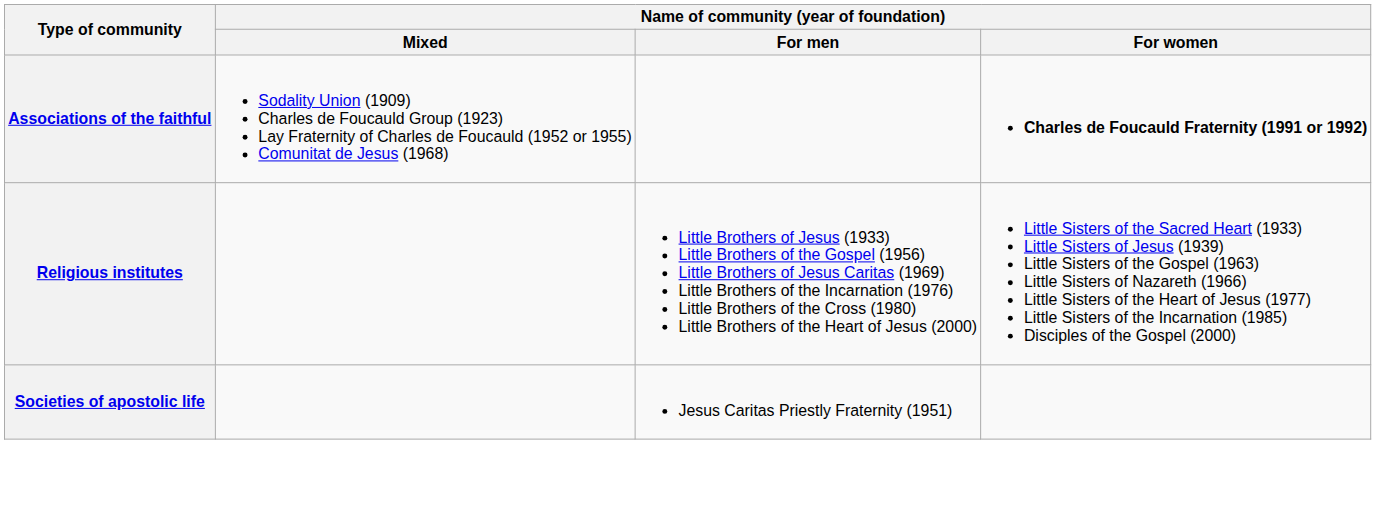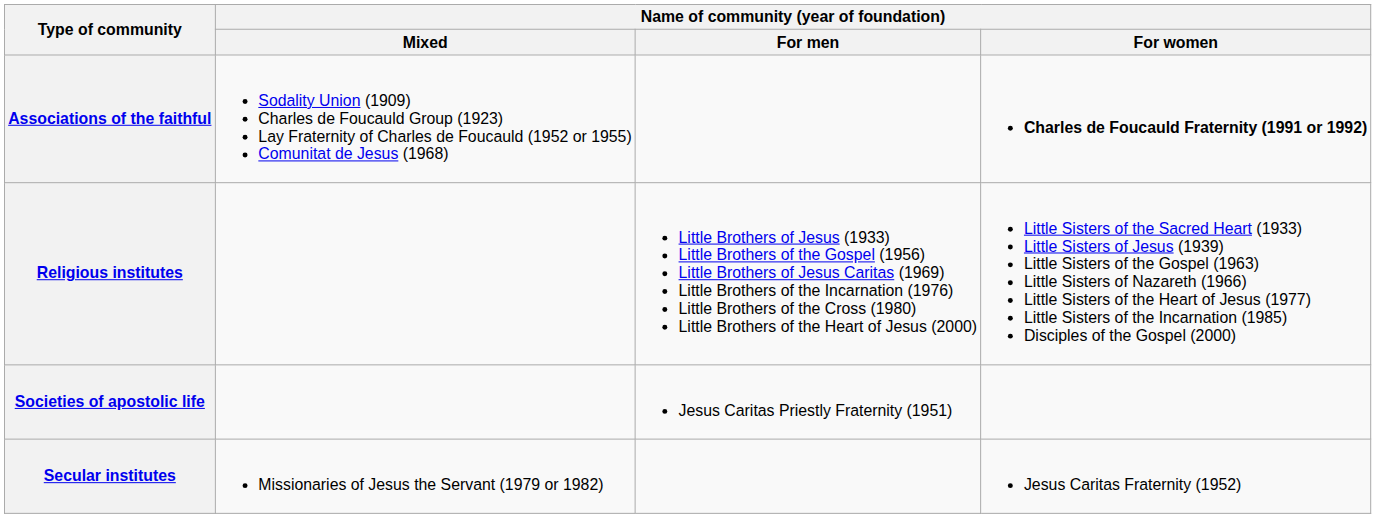+ row: (110, 476)
